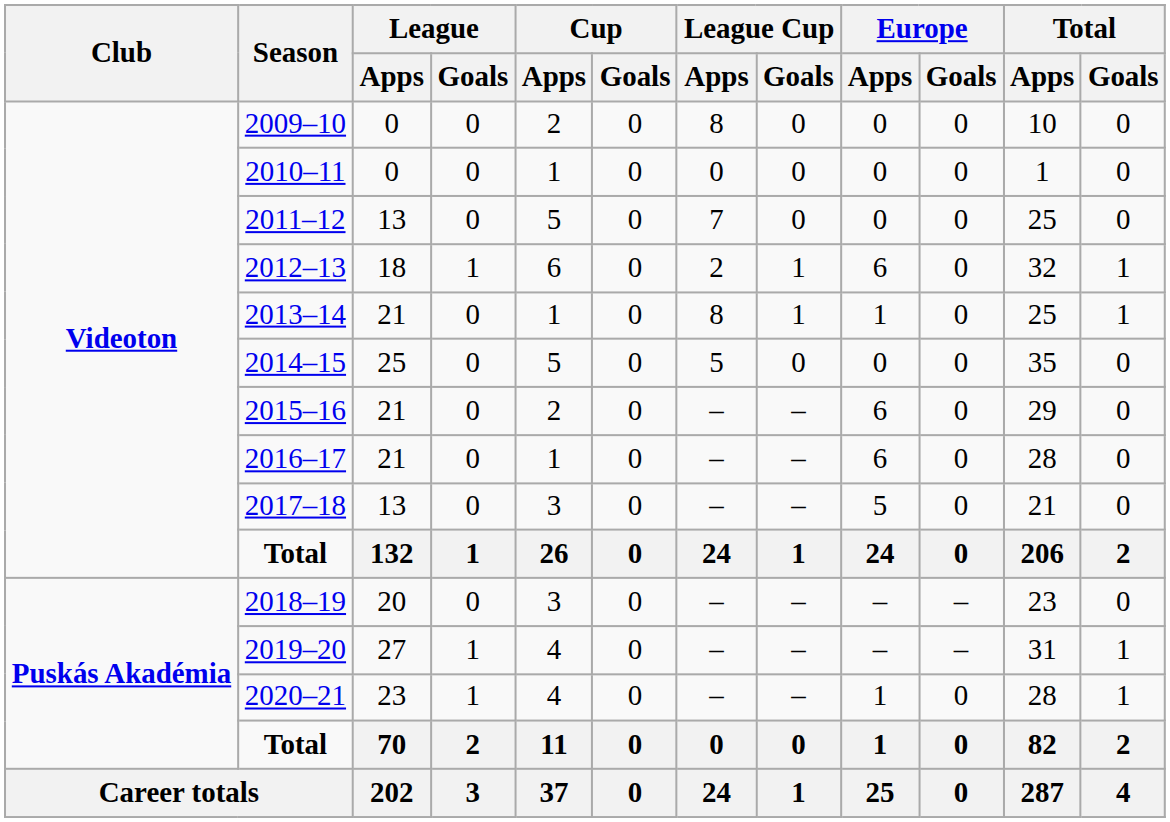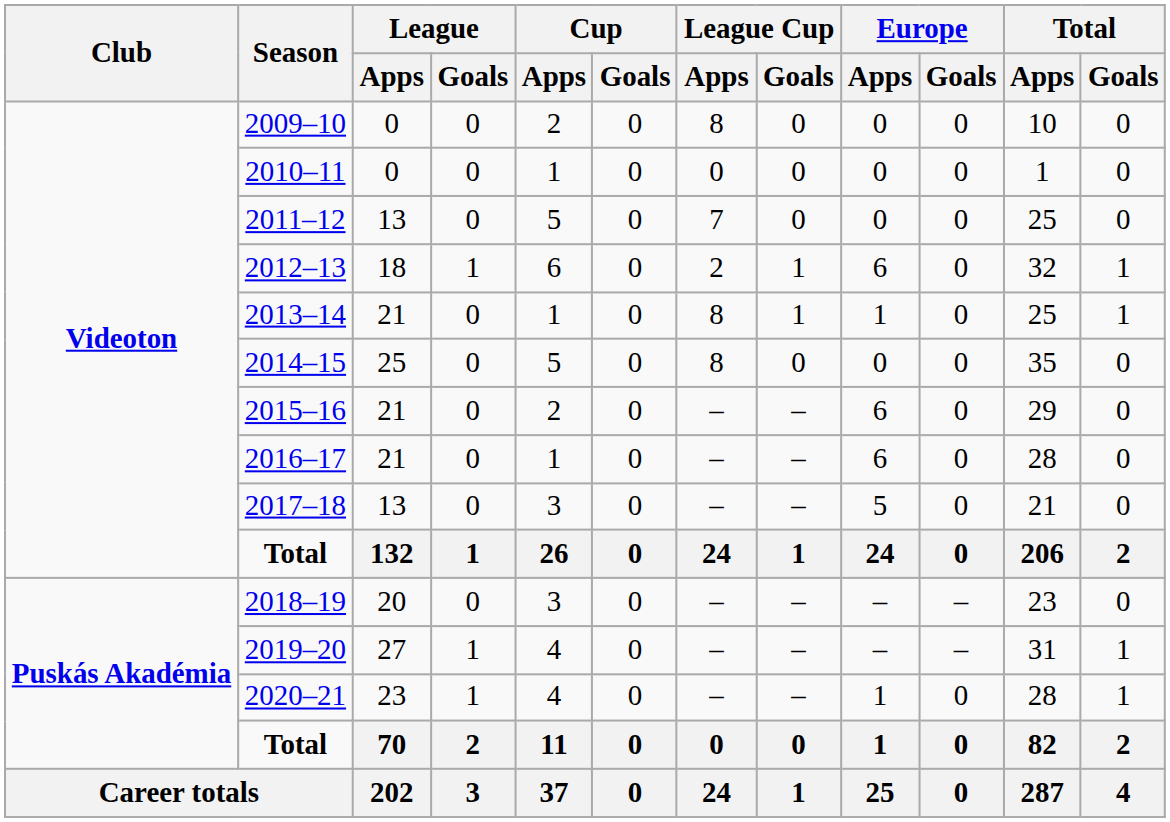(717, 362) 5 -> (717, 362) 8
